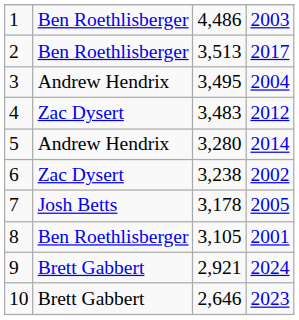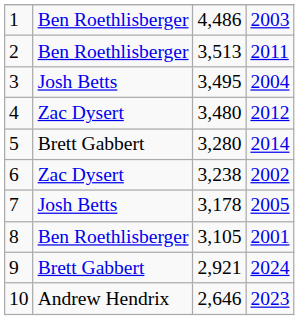(270, 50) 2017 -> (270, 50) 2011
(103, 81) Andrew Hendrix -> (77, 81) Josh Betts
(219, 112) 3,483 -> (219, 112) 3,480
(103, 143) Andrew Hendrix -> (91, 143) Brett Gabbert
(91, 298) Brett Gabbert -> (103, 298) Andrew Hendrix
